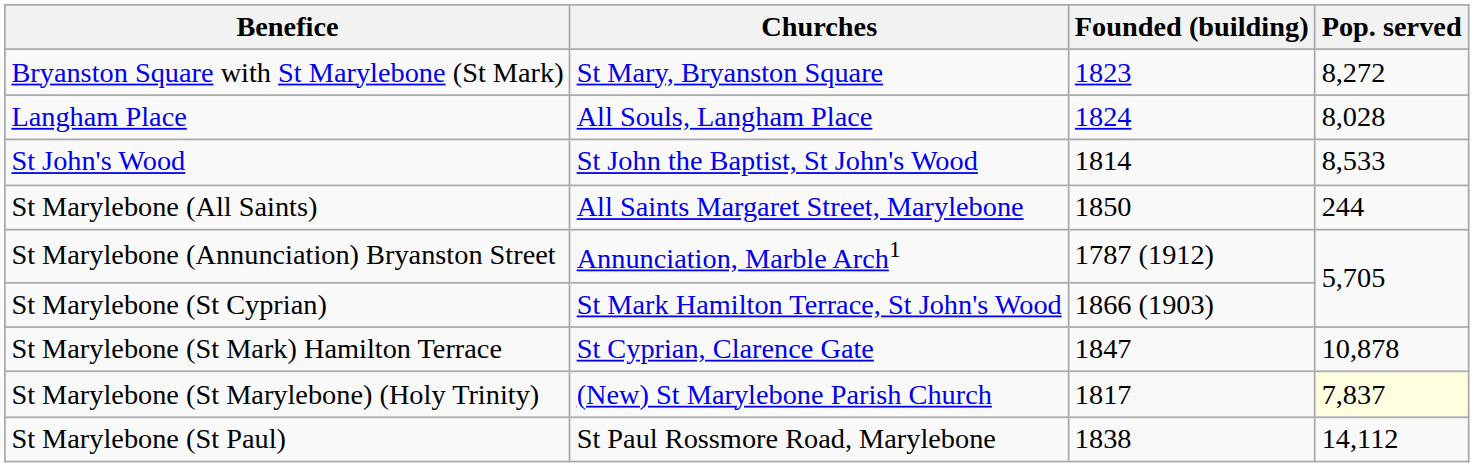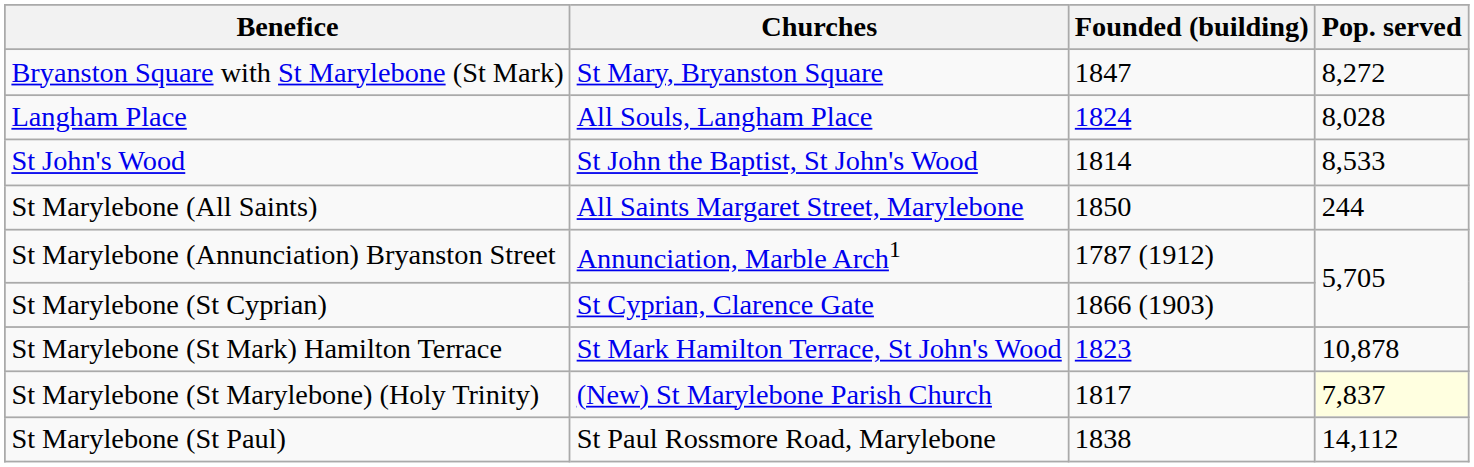(1103, 71) 1823 -> (1103, 71) 1847
(819, 304) St Mark Hamilton Terrace, St John's Wood -> (725, 304) St Cyprian, Clarence Gate
(725, 349) St Cyprian, Clarence Gate -> (819, 349) St Mark Hamilton Terrace, St John's Wood
(1103, 349) 1847 -> (1103, 349) 1823
